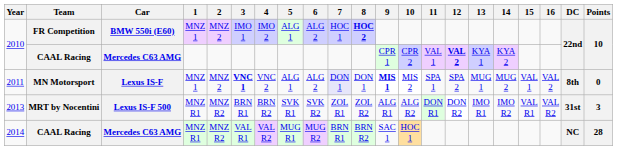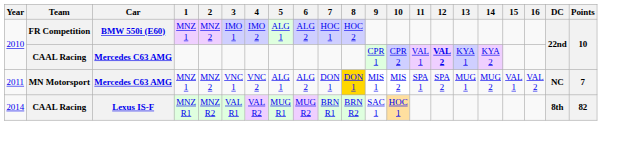(364, 32) bold -> (353, 32) normal
(142, 82) Lexus IS-F -> (133, 82) Mercedes C63 AMG
(243, 82) bold -> (234, 82) normal
(340, 82) lavender background -> (330, 82) no background
(364, 82) no background -> (353, 82) gold background
(387, 82) bold -> (376, 82) normal
(573, 82) 8th -> (557, 82) NC
(598, 82) 0 -> (583, 82) 7
- row: (15, 108)
(142, 133) Mercedes C63 AMG -> (133, 108) Lexus IS-F
(573, 133) NC -> (557, 108) 8th
(598, 133) 28 -> (583, 108) 82
